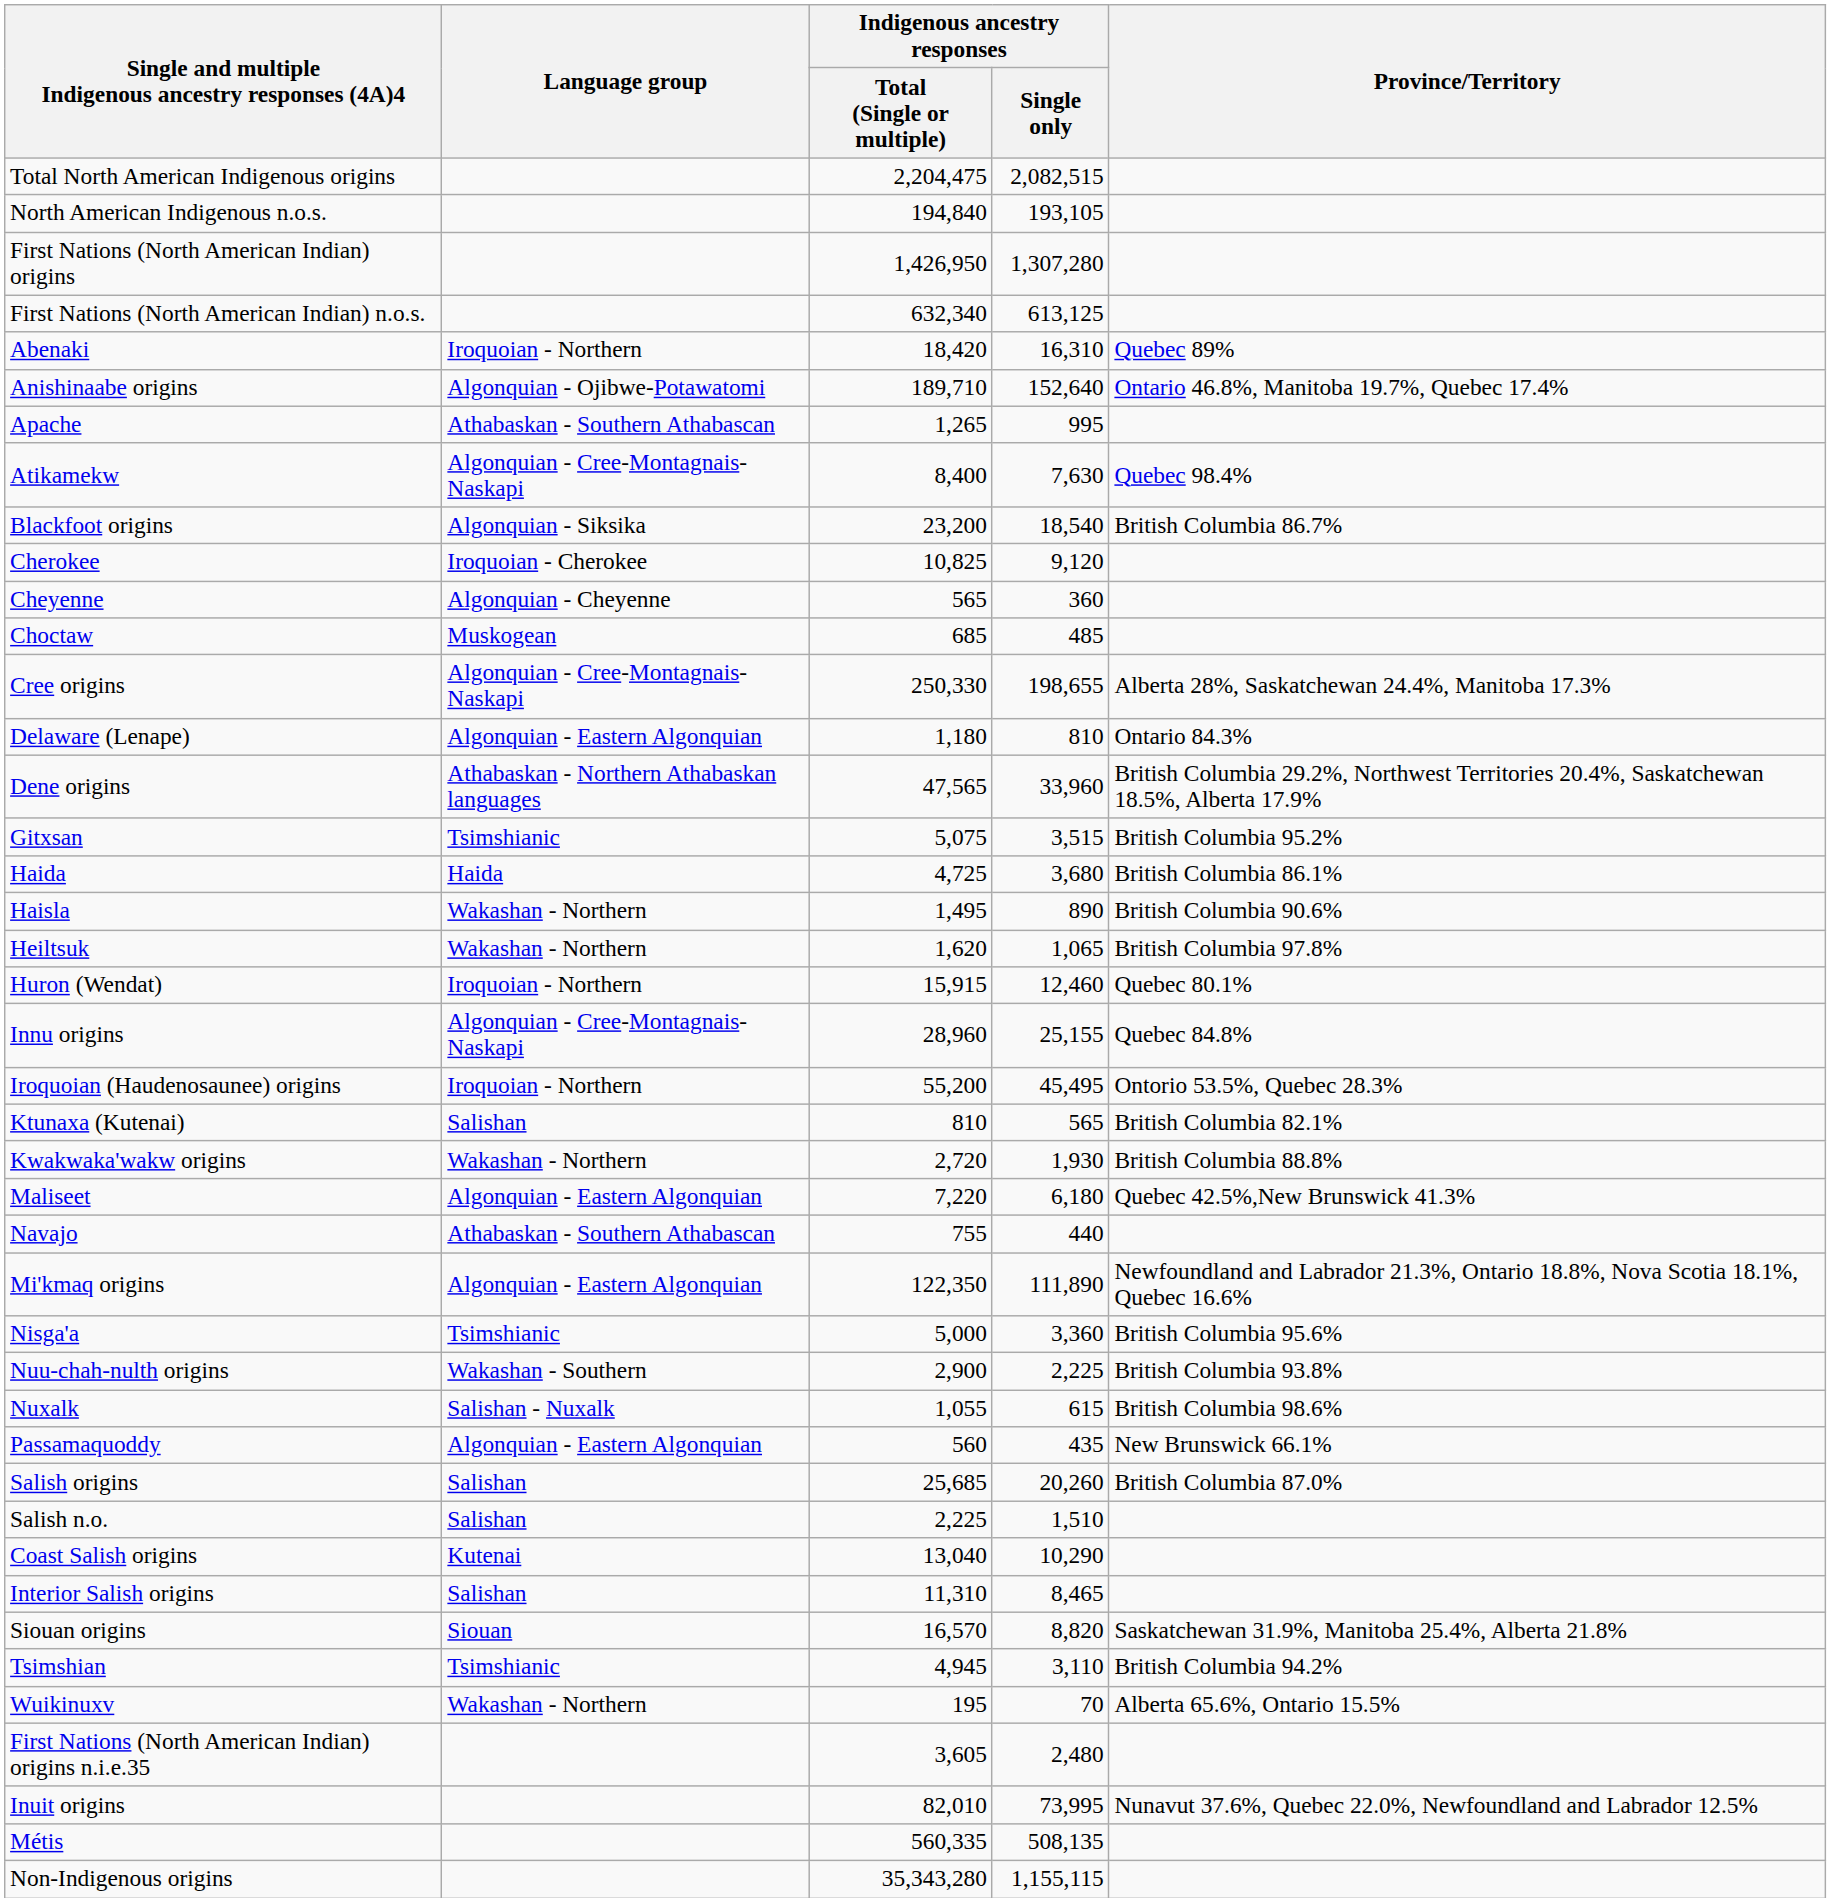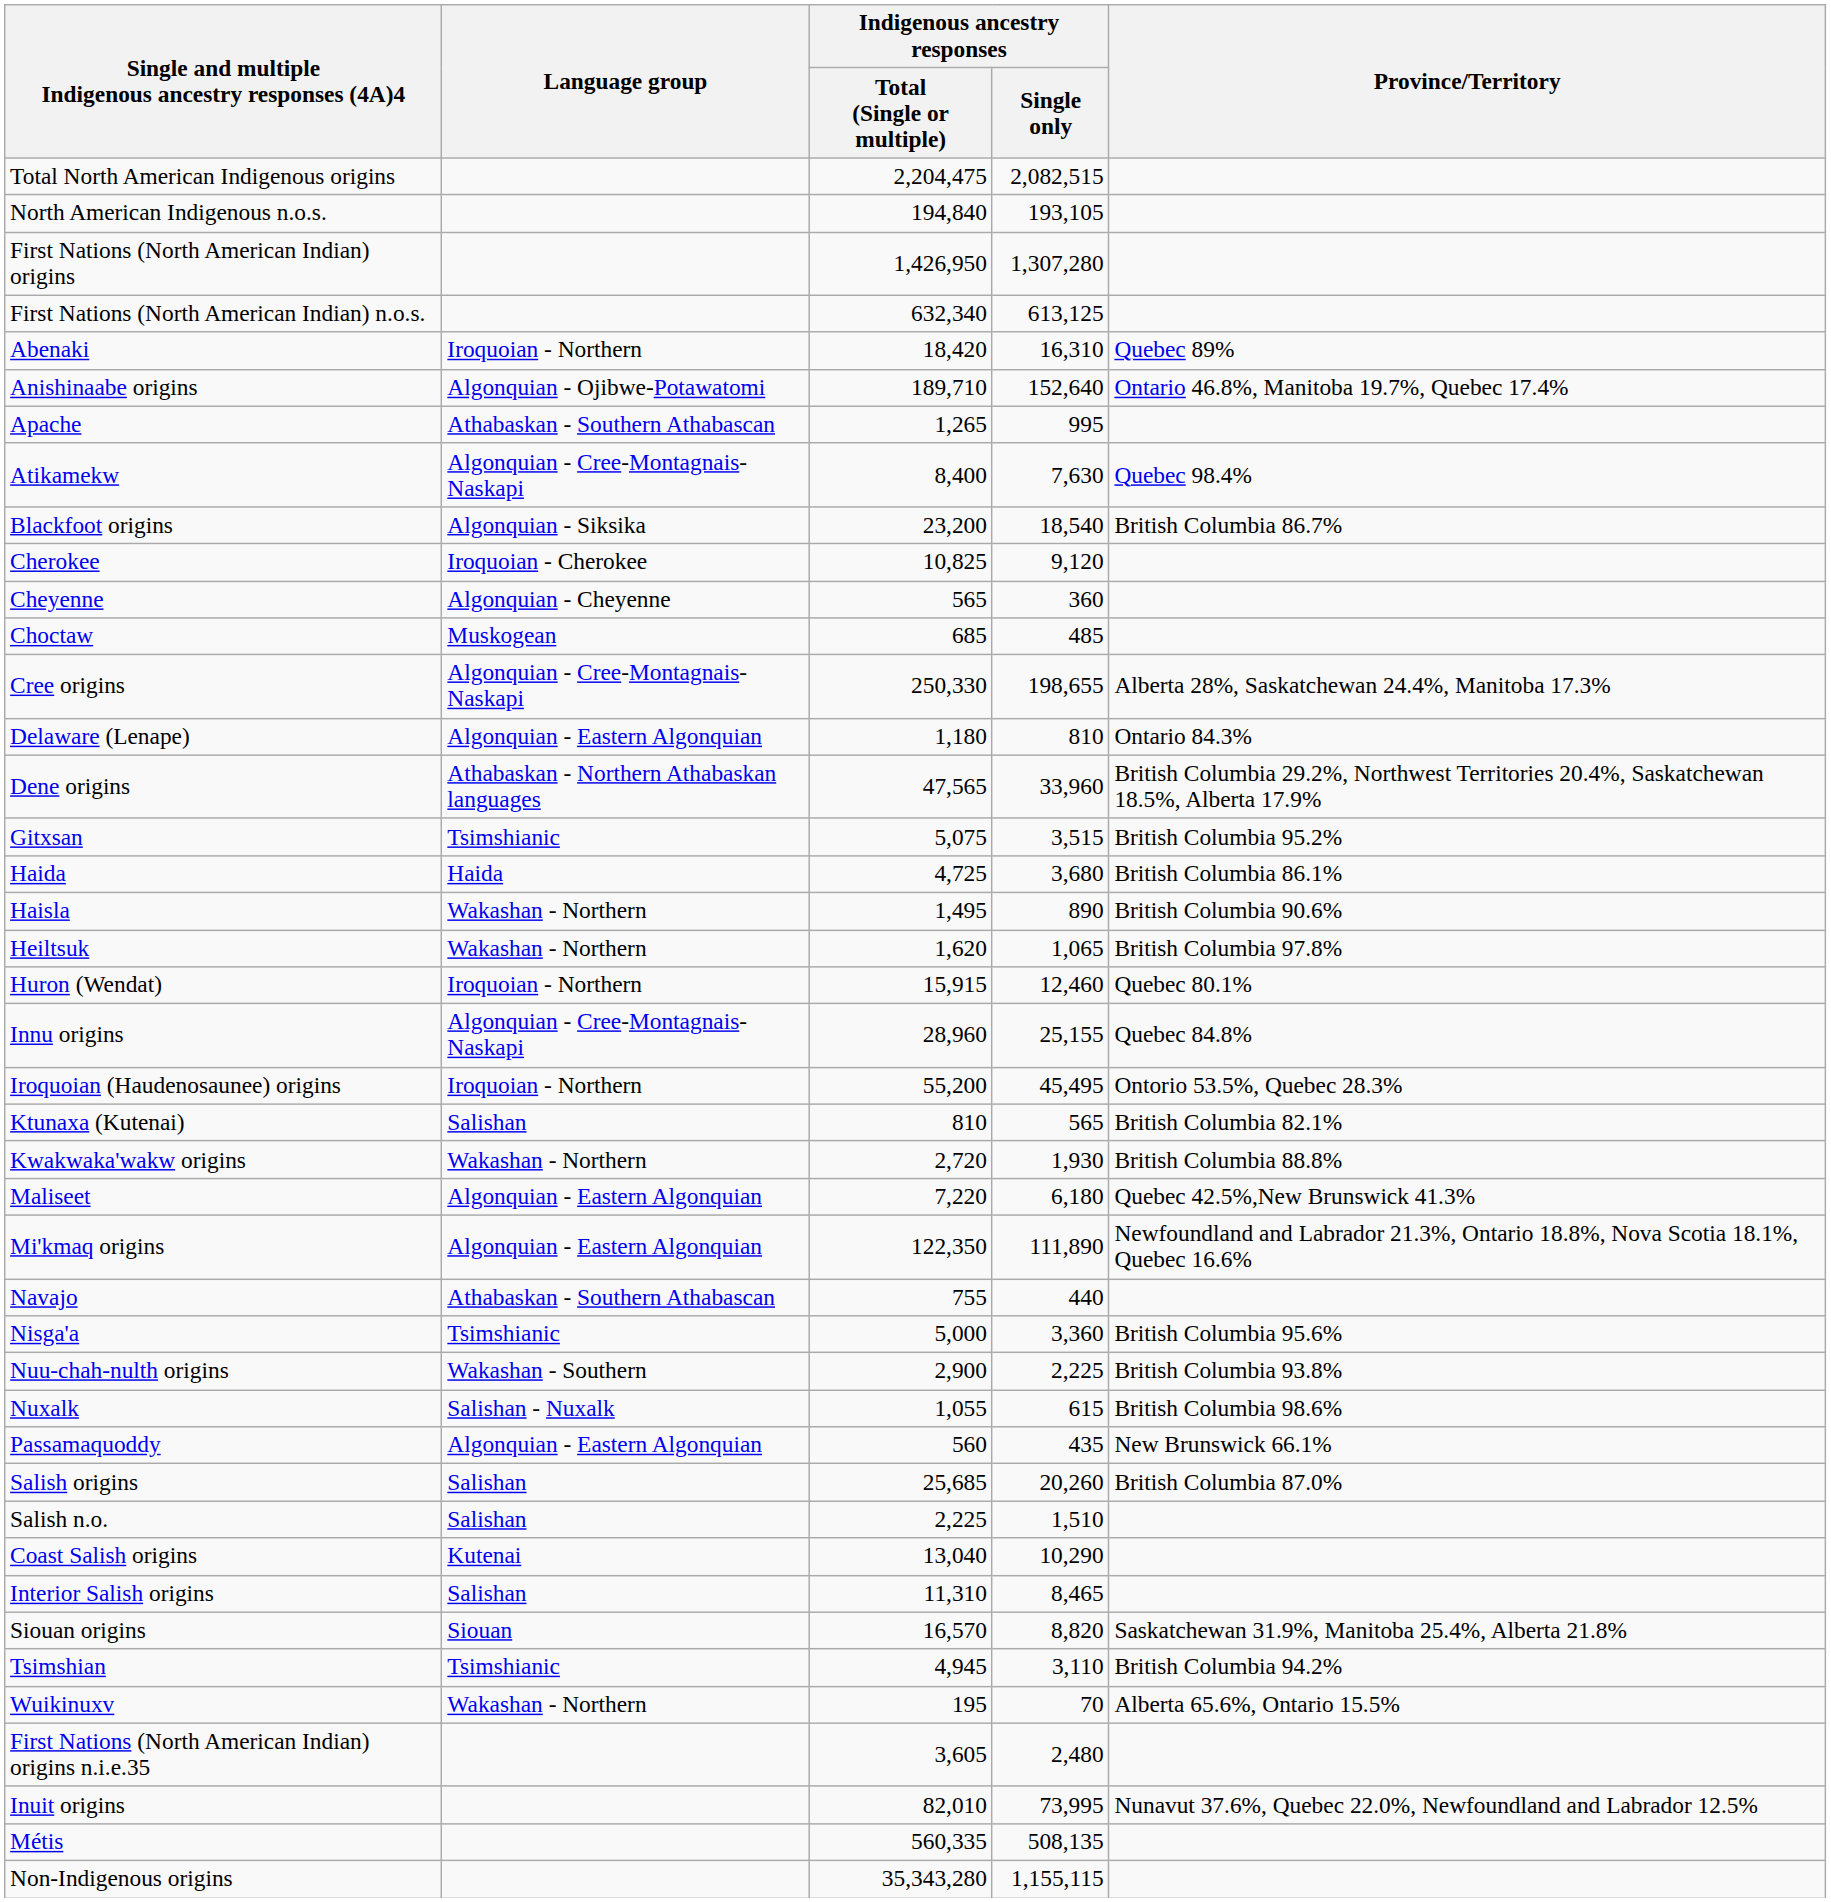rows swapped: (87, 1283) <-> (44, 1233)
